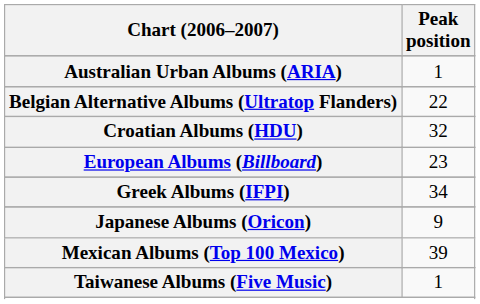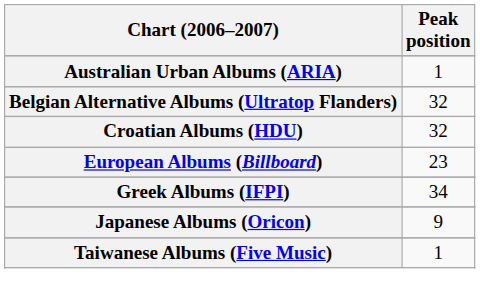(438, 101) 22 -> (438, 101) 32
- row: (203, 252)
